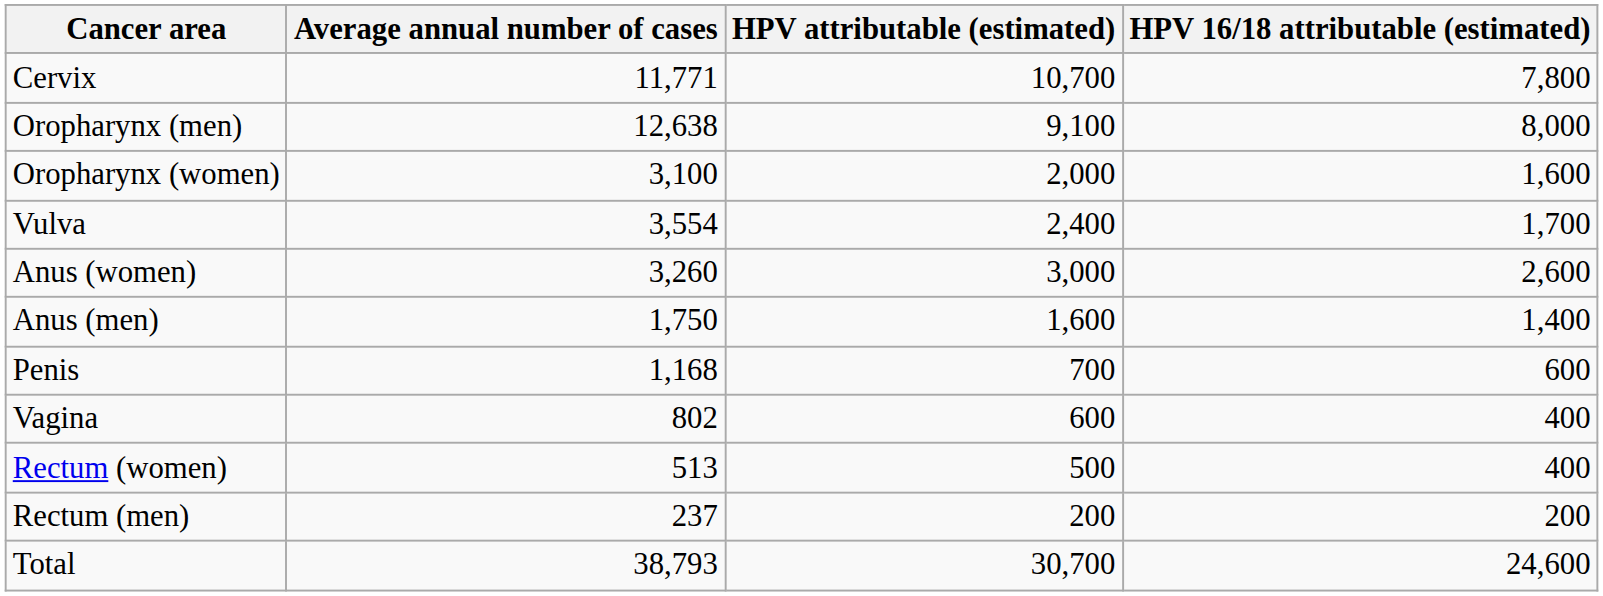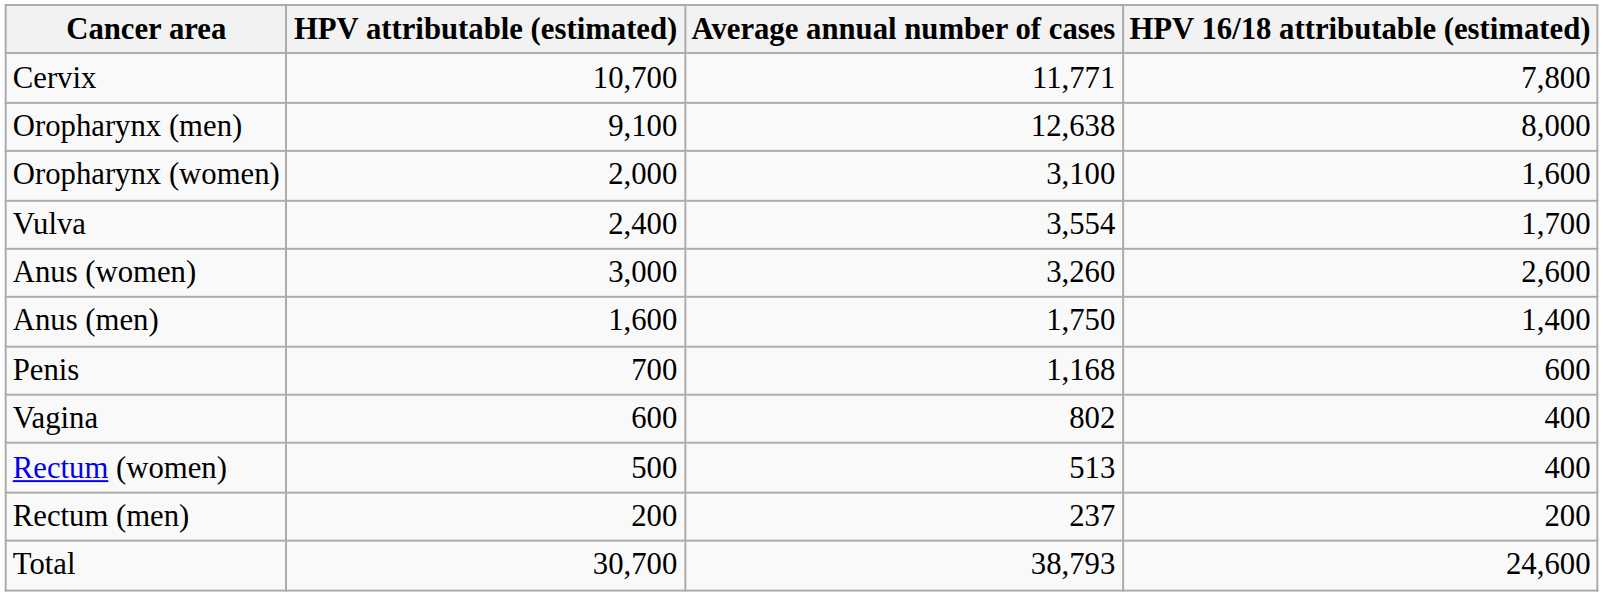columns swapped: (506, 28) <-> (924, 28)
